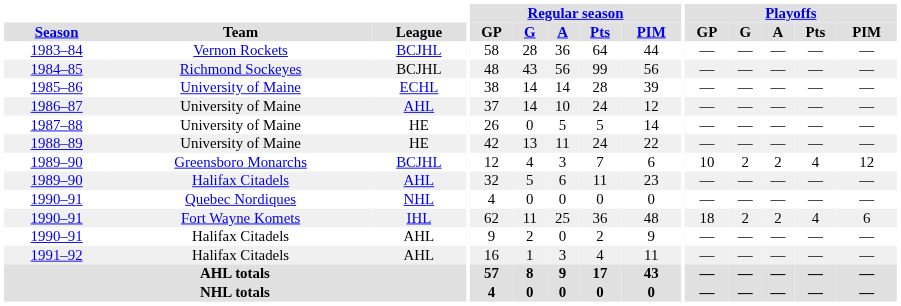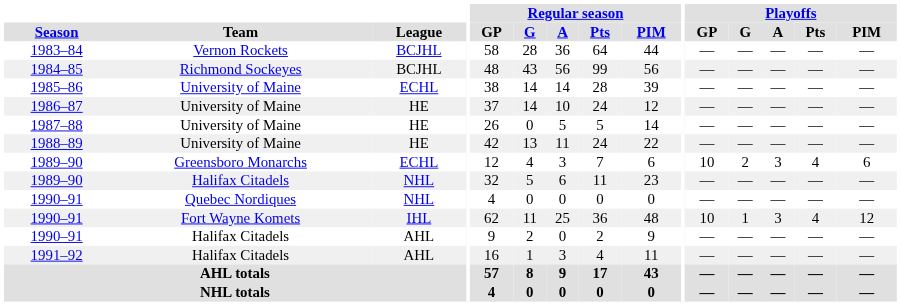(419, 106) AHL -> (419, 106) HE
(419, 162) BCJHL -> (419, 162) ECHL
(778, 162) 2 -> (778, 162) 3
(867, 162) 12 -> (867, 162) 6
(419, 180) AHL -> (419, 180) NHL
(707, 217) 18 -> (707, 217) 10
(745, 217) 2 -> (745, 217) 1
(778, 217) 2 -> (778, 217) 3
(867, 217) 6 -> (867, 217) 12
